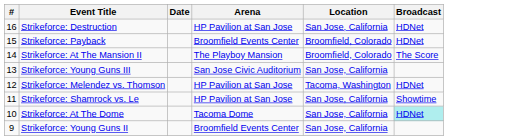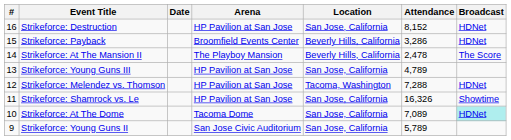+ column: (429, 12)
(348, 41) Broomfield, Colorado -> (353, 41) Beverly Hills, California
(348, 56) Broomfield, Colorado -> (353, 56) Beverly Hills, California
(247, 70) San Jose Civic Auditorium -> (243, 70) HP Pavilion at San Jose
(246, 128) Broomfield Events Center -> (247, 128) San Jose Civic Auditorium
